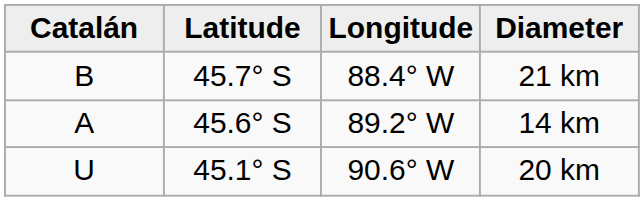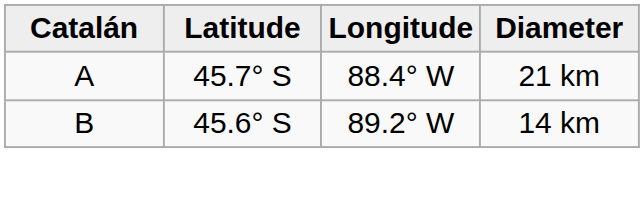(84, 75) B -> (84, 75) A
(84, 123) A -> (84, 123) B
- row: (559, 170)
